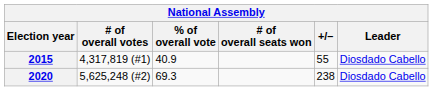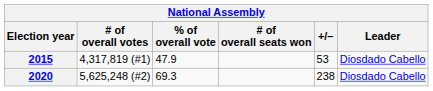(166, 59) 40.9 -> (166, 59) 47.9
(323, 59) 55 -> (323, 59) 53
